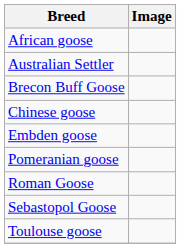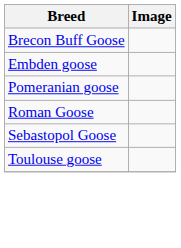- row: (50, 40)
- row: (61, 64)
- row: (52, 111)
